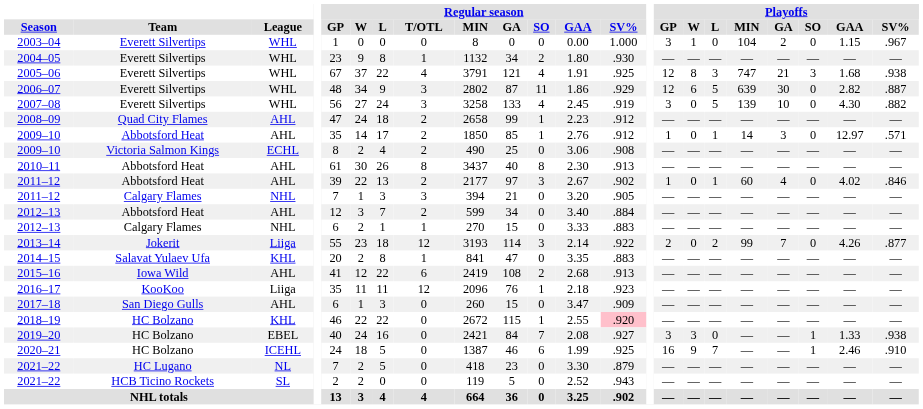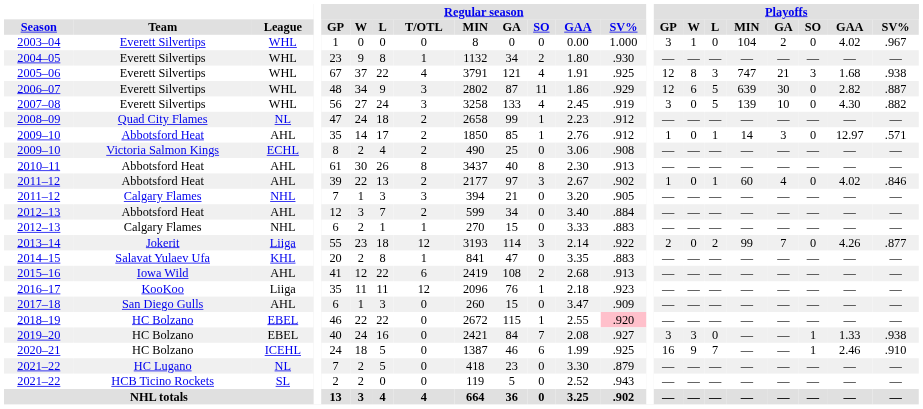(850, 42) 1.15 -> (850, 42) 4.02
(283, 119) AHL -> (283, 119) NL
(283, 319) KHL -> (283, 319) EBEL
